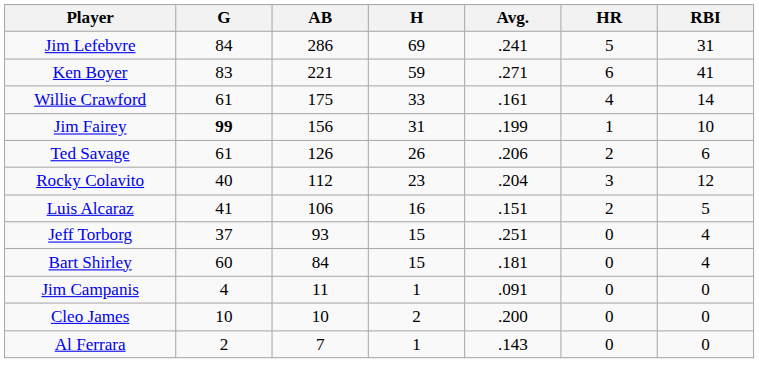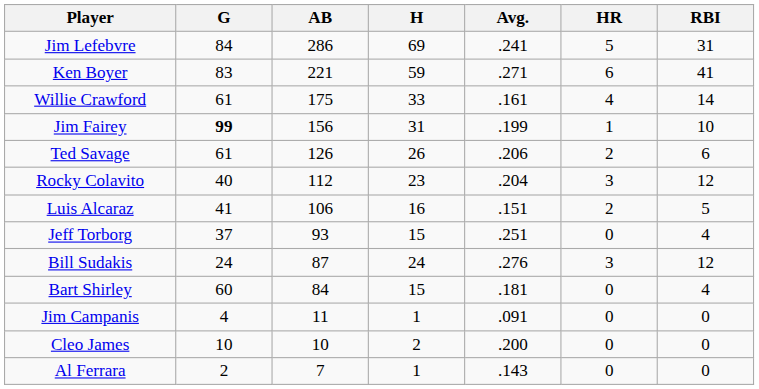+ row: (90, 262)
